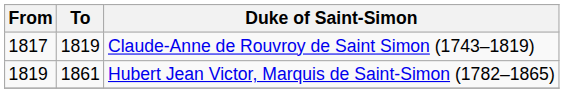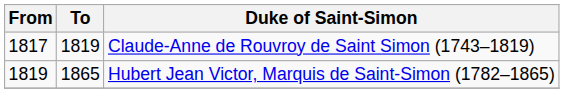(80, 74) 1861 -> (80, 74) 1865
